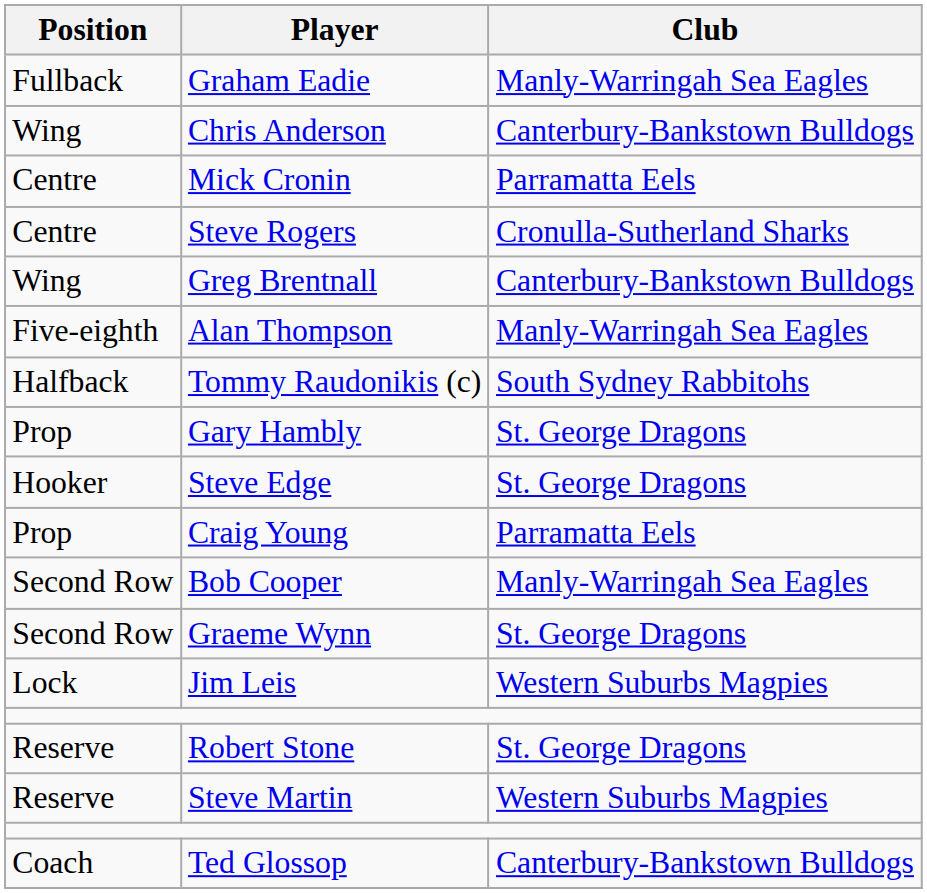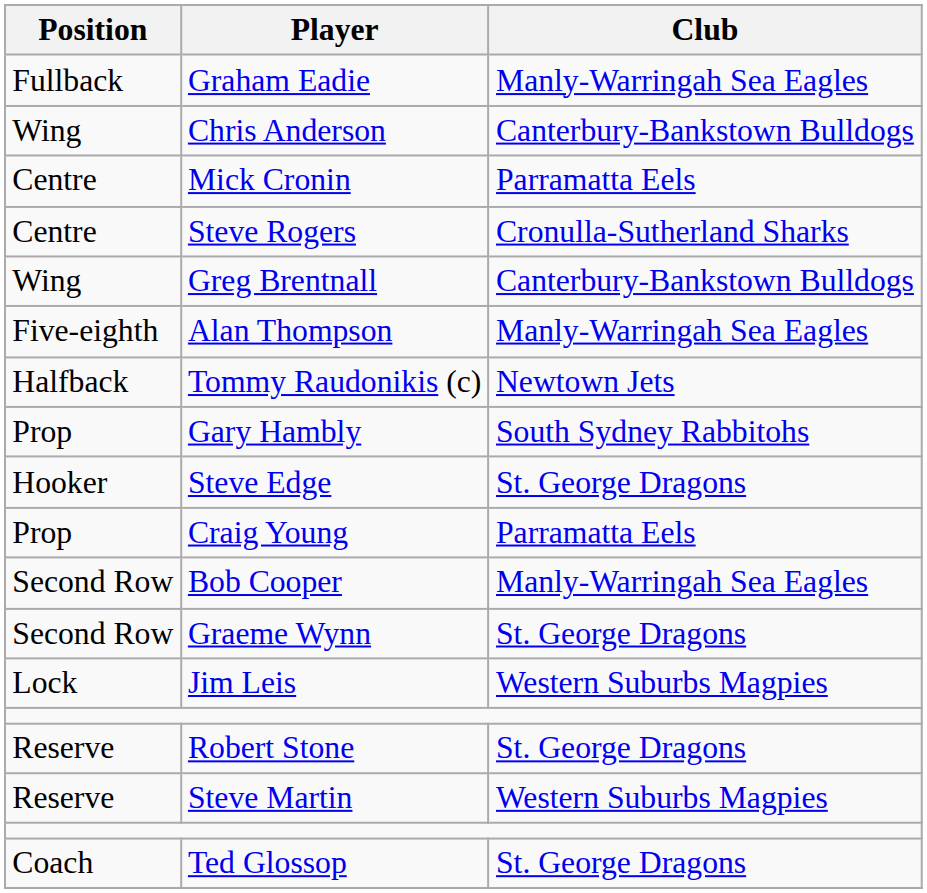(653, 381) South Sydney Rabbitohs -> (585, 381) Newtown Jets
(621, 431) St. George Dragons -> (653, 431) South Sydney Rabbitohs
(705, 862) Canterbury-Bankstown Bulldogs -> (621, 862) St. George Dragons
